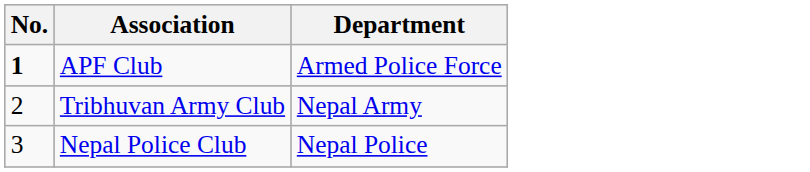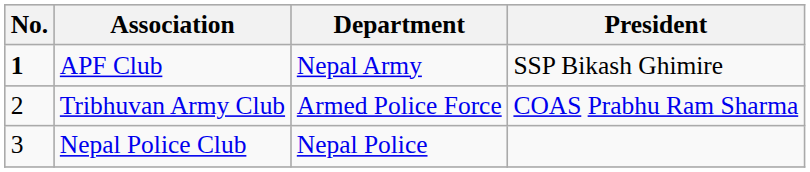+ column: (656, 24)
(399, 65) Armed Police Force -> (359, 65) Nepal Army
(359, 105) Nepal Army -> (399, 105) Armed Police Force
